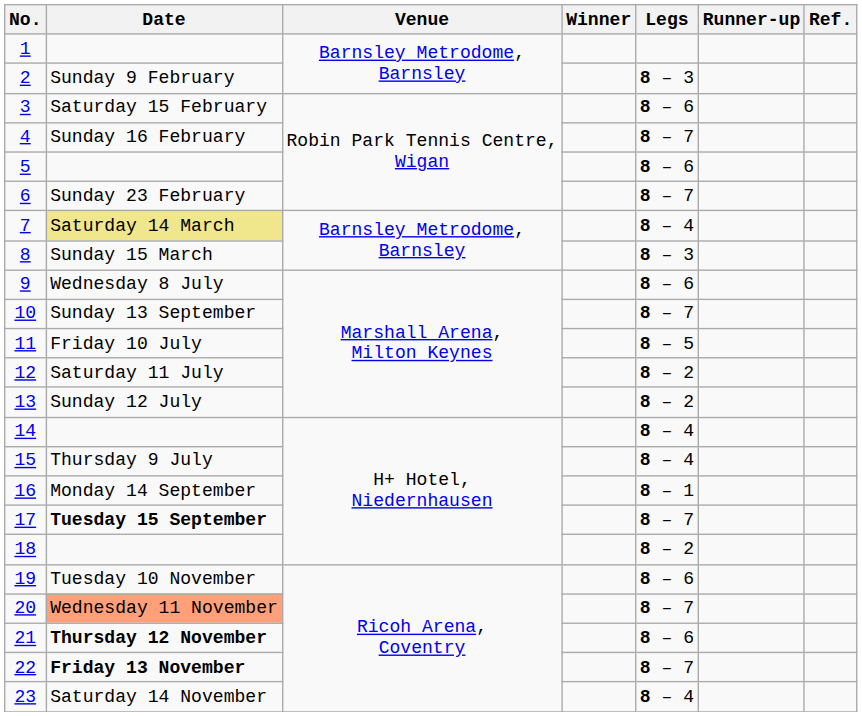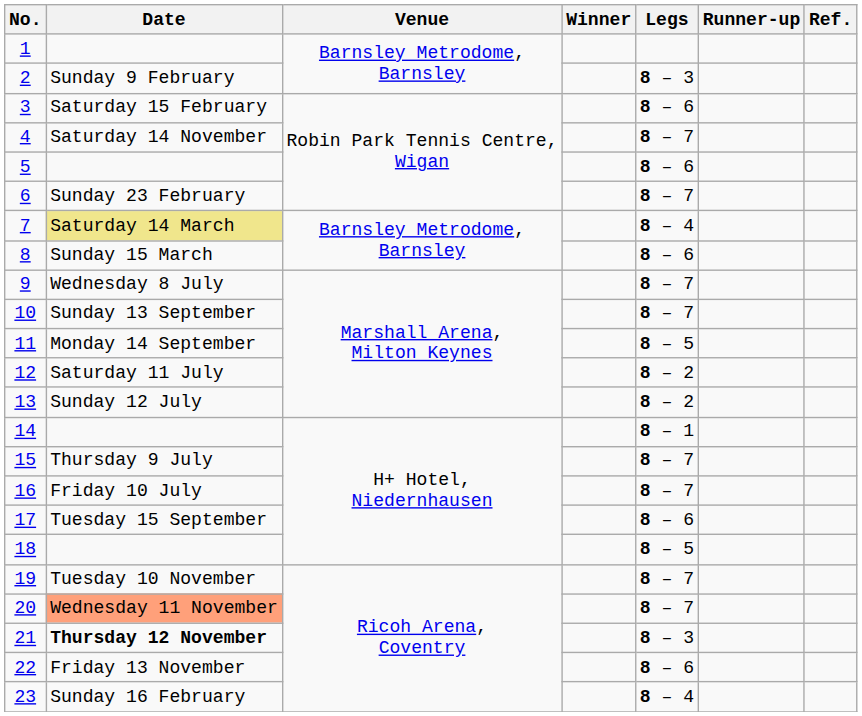(148, 137) Sunday 16 February -> (159, 137) Saturday 14 November
(667, 255) 8 – 3 -> (667, 255) 8 – 6
(667, 284) 8 – 6 -> (667, 284) 8 – 7
(126, 343) Friday 10 July -> (153, 343) Monday 14 September
(667, 432) 8 – 4 -> (667, 432) 8 – 1
(667, 461) 8 – 4 -> (667, 461) 8 – 7
(153, 491) Monday 14 September -> (126, 491) Friday 10 July
(667, 491) 8 – 1 -> (667, 491) 8 – 7
(159, 520) bold -> (159, 520) normal
(667, 520) 8 – 7 -> (667, 520) 8 – 6
(667, 550) 8 – 2 -> (667, 550) 8 – 5
(667, 579) 8 – 6 -> (667, 579) 8 – 7
(667, 638) 8 – 6 -> (667, 638) 8 – 3
(148, 667) bold -> (148, 667) normal
(667, 667) 8 – 7 -> (667, 667) 8 – 6
(159, 697) Saturday 14 November -> (148, 697) Sunday 16 February
